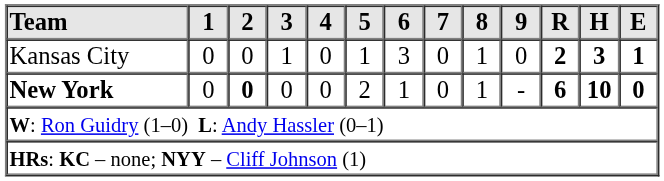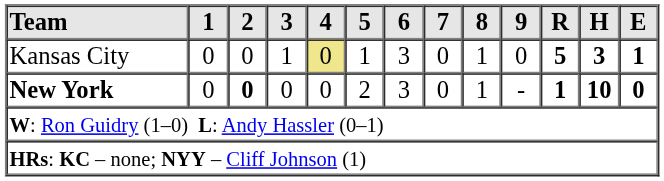(326, 56) no background -> (326, 56) khaki background
(560, 56) 2 -> (560, 56) 5
(404, 89) 1 -> (404, 89) 3
(560, 89) 6 -> (560, 89) 1
